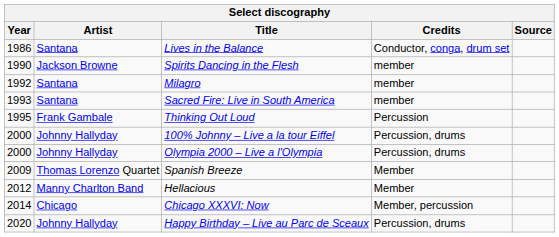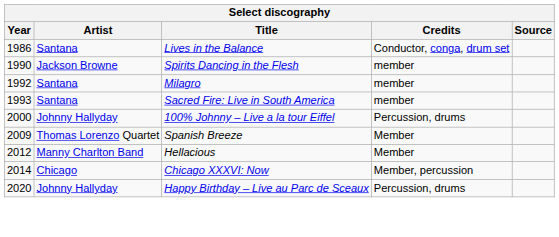- row: (209, 118)
- row: (243, 153)
